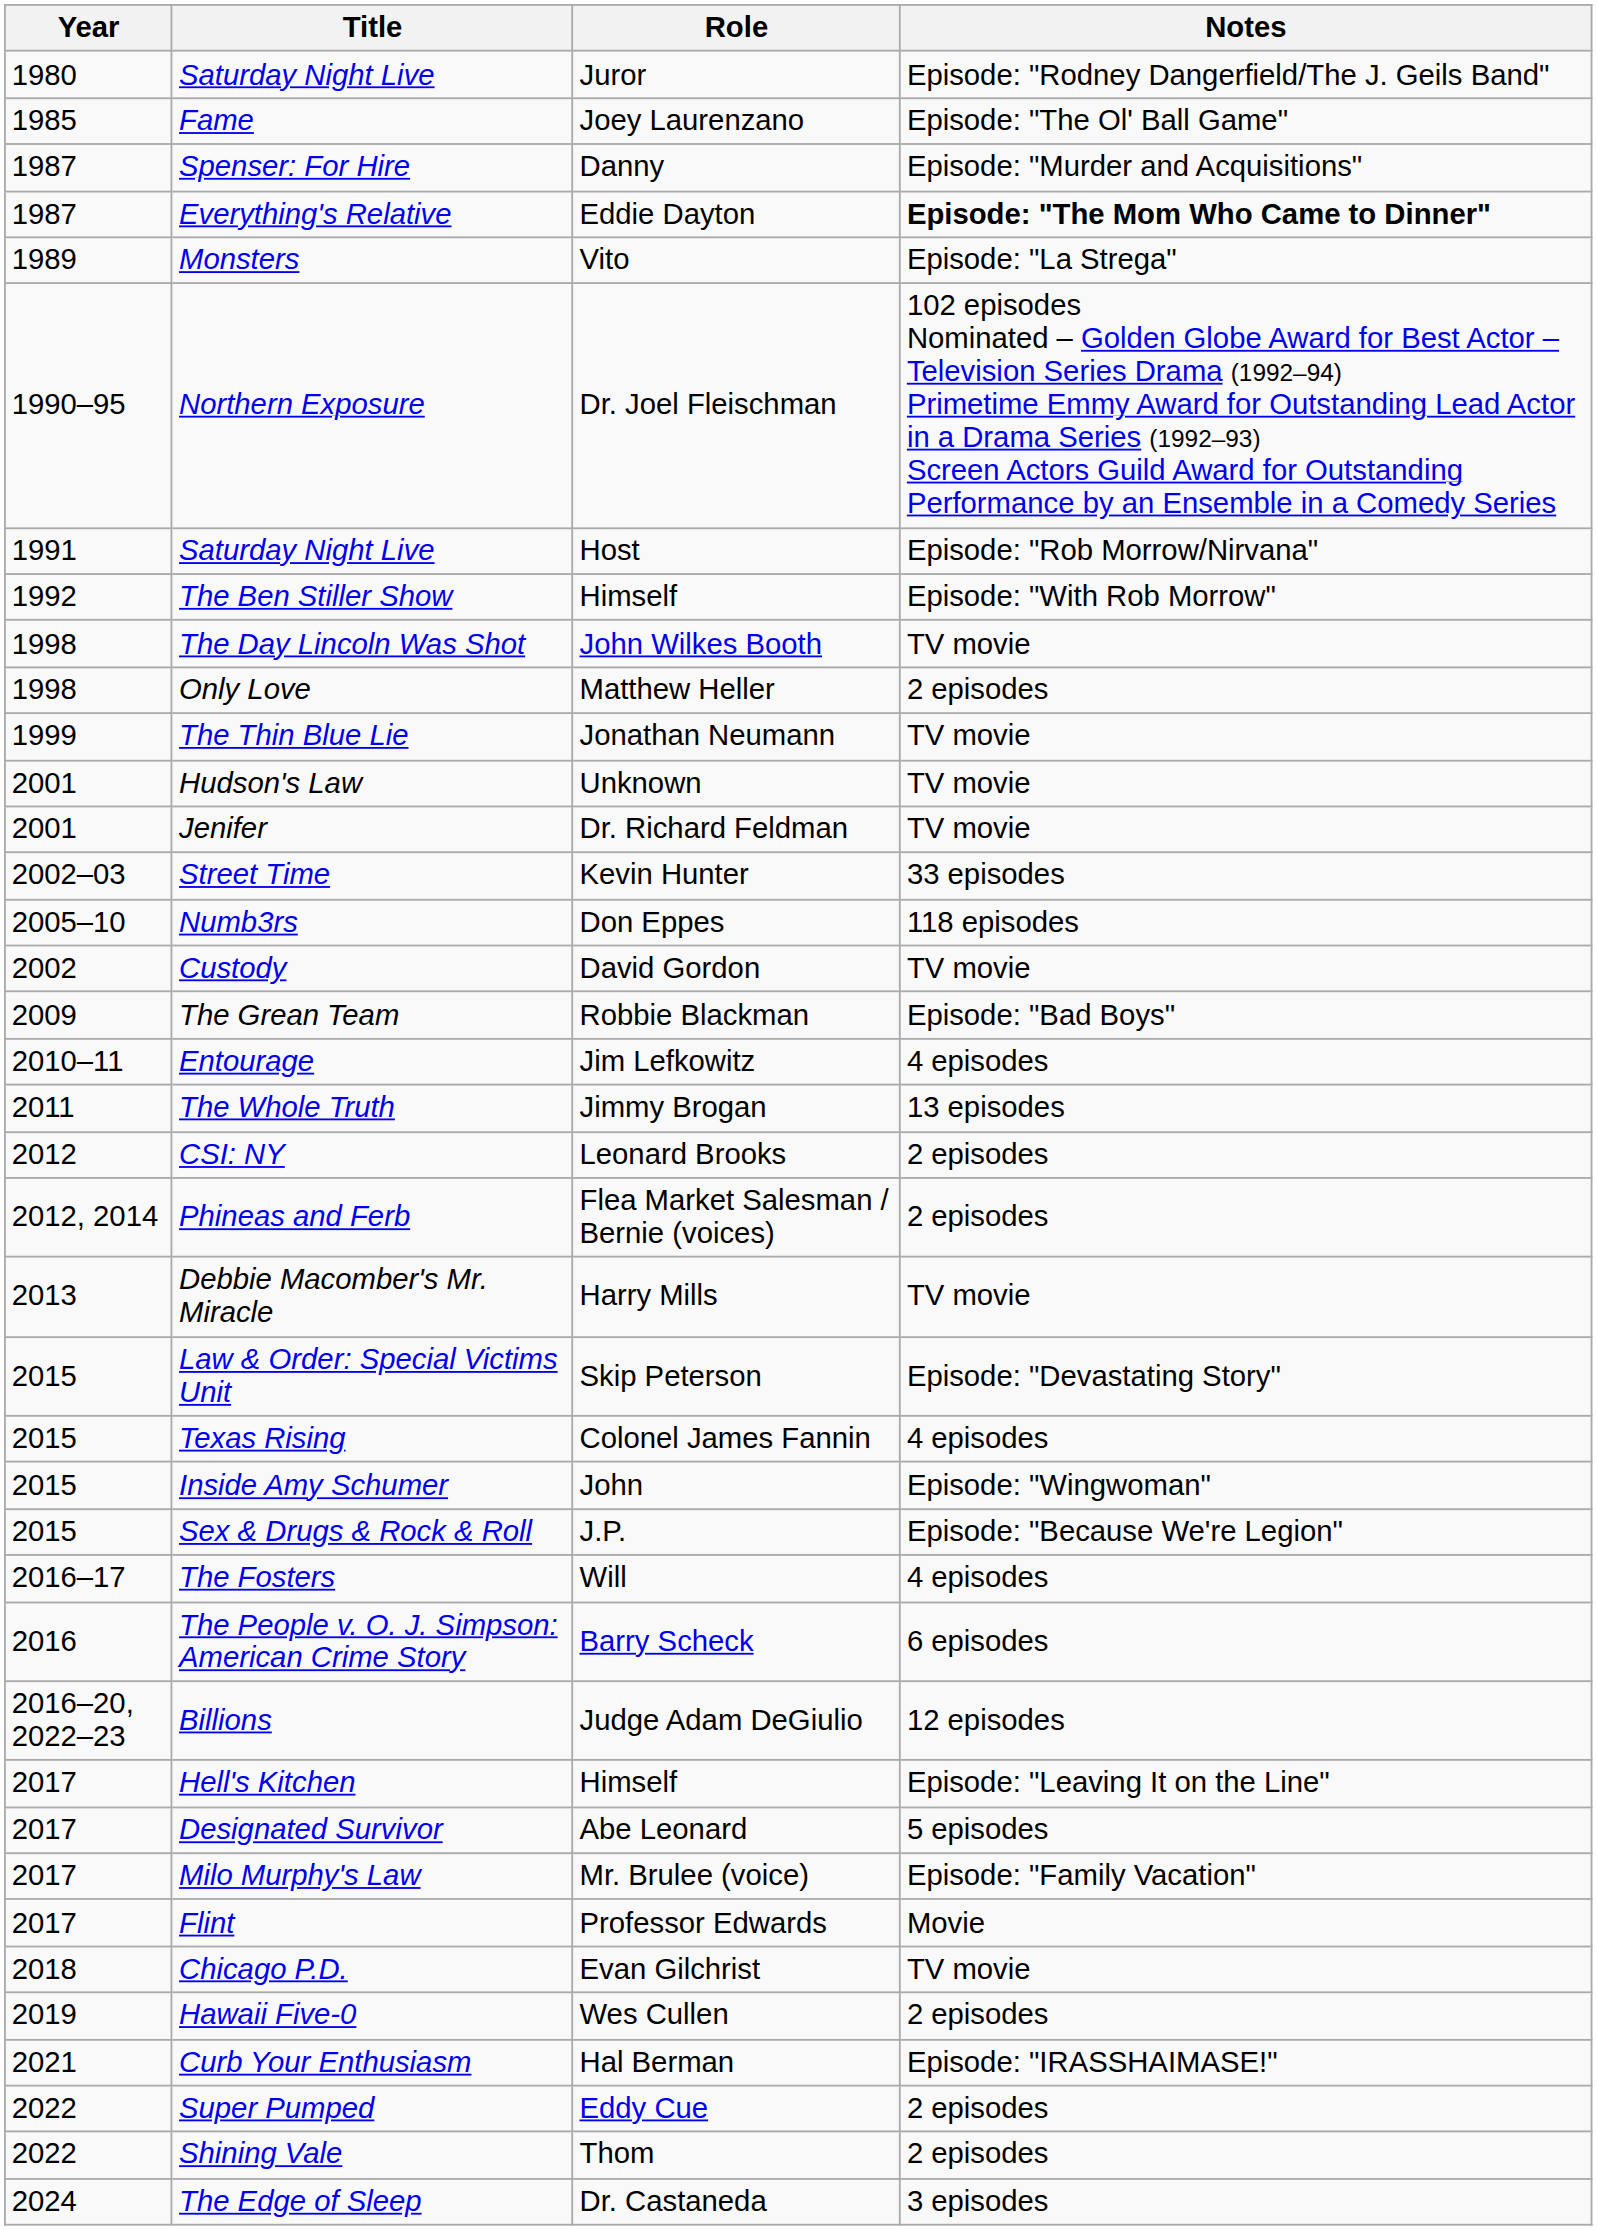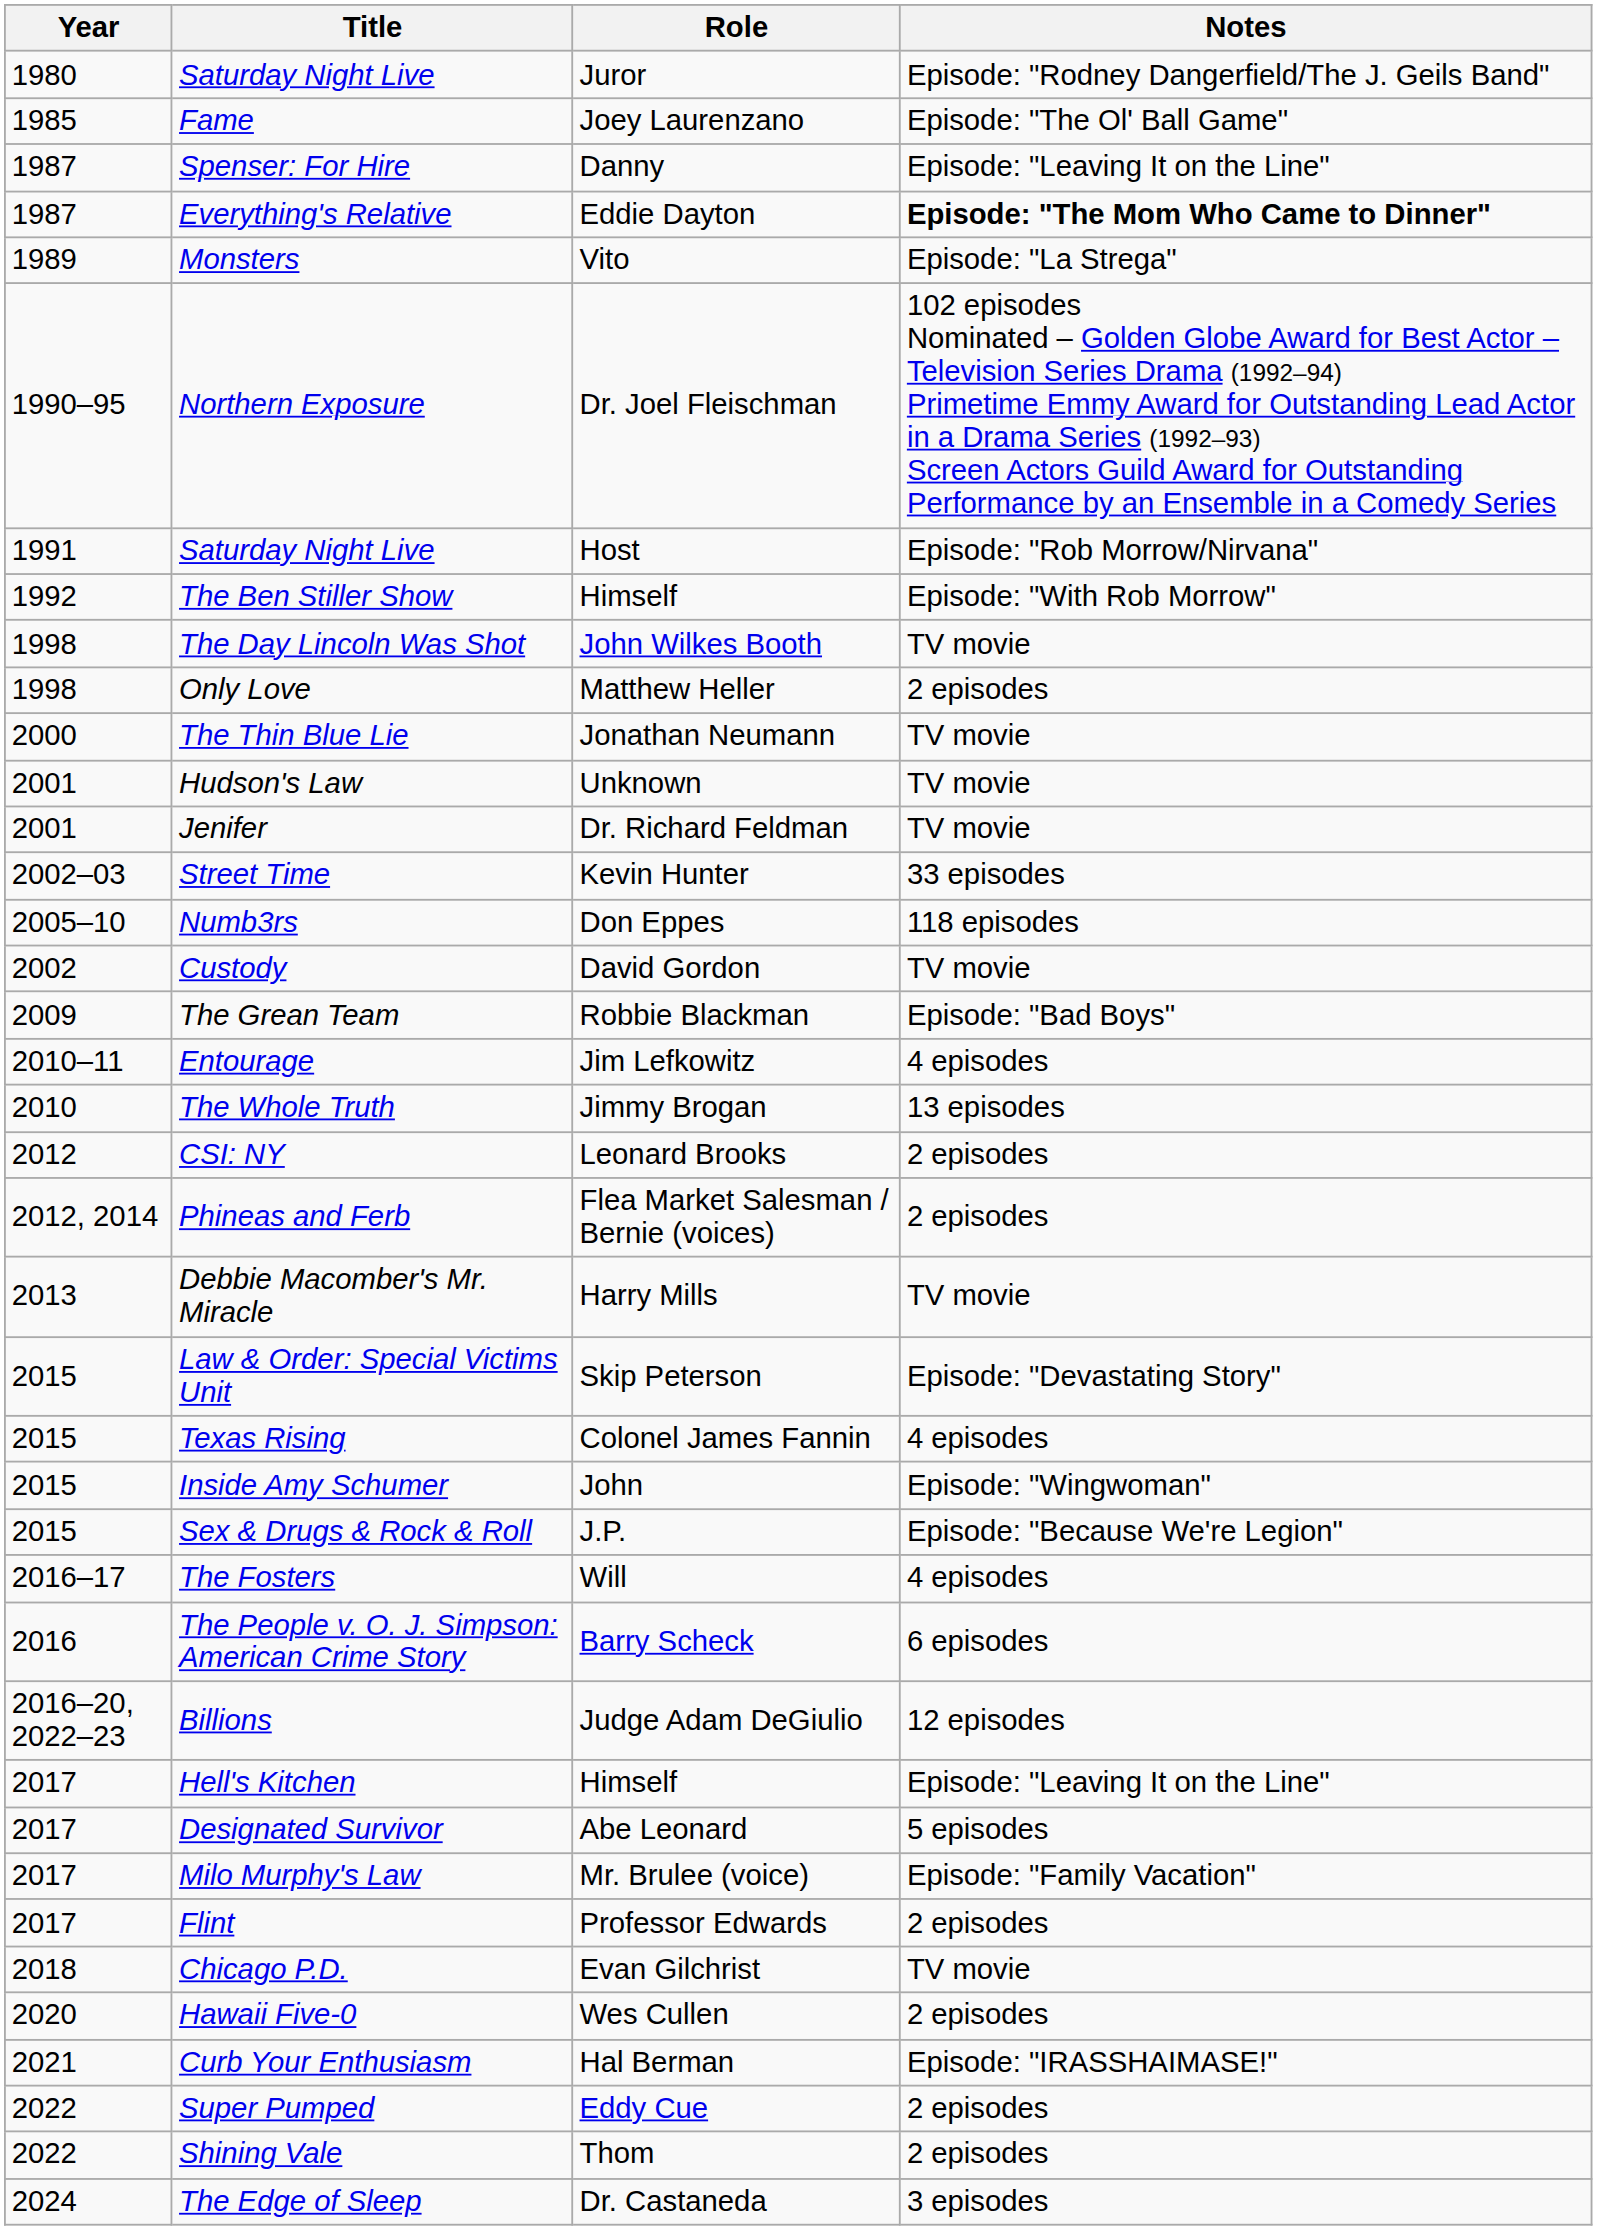(1135, 167) Episode: "Murder and Acquisitions" -> (1118, 167) Episode: "Leaving It on the Line"
(44, 736) 1999 -> (44, 736) 2000
(43, 1107) 2011 -> (44, 1107) 2010
(946, 1922) Movie -> (978, 1922) 2 episodes
(44, 2015) 2019 -> (44, 2015) 2020
